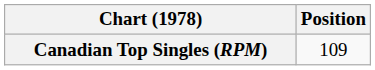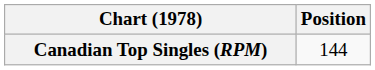(333, 49) 109 -> (333, 49) 144
